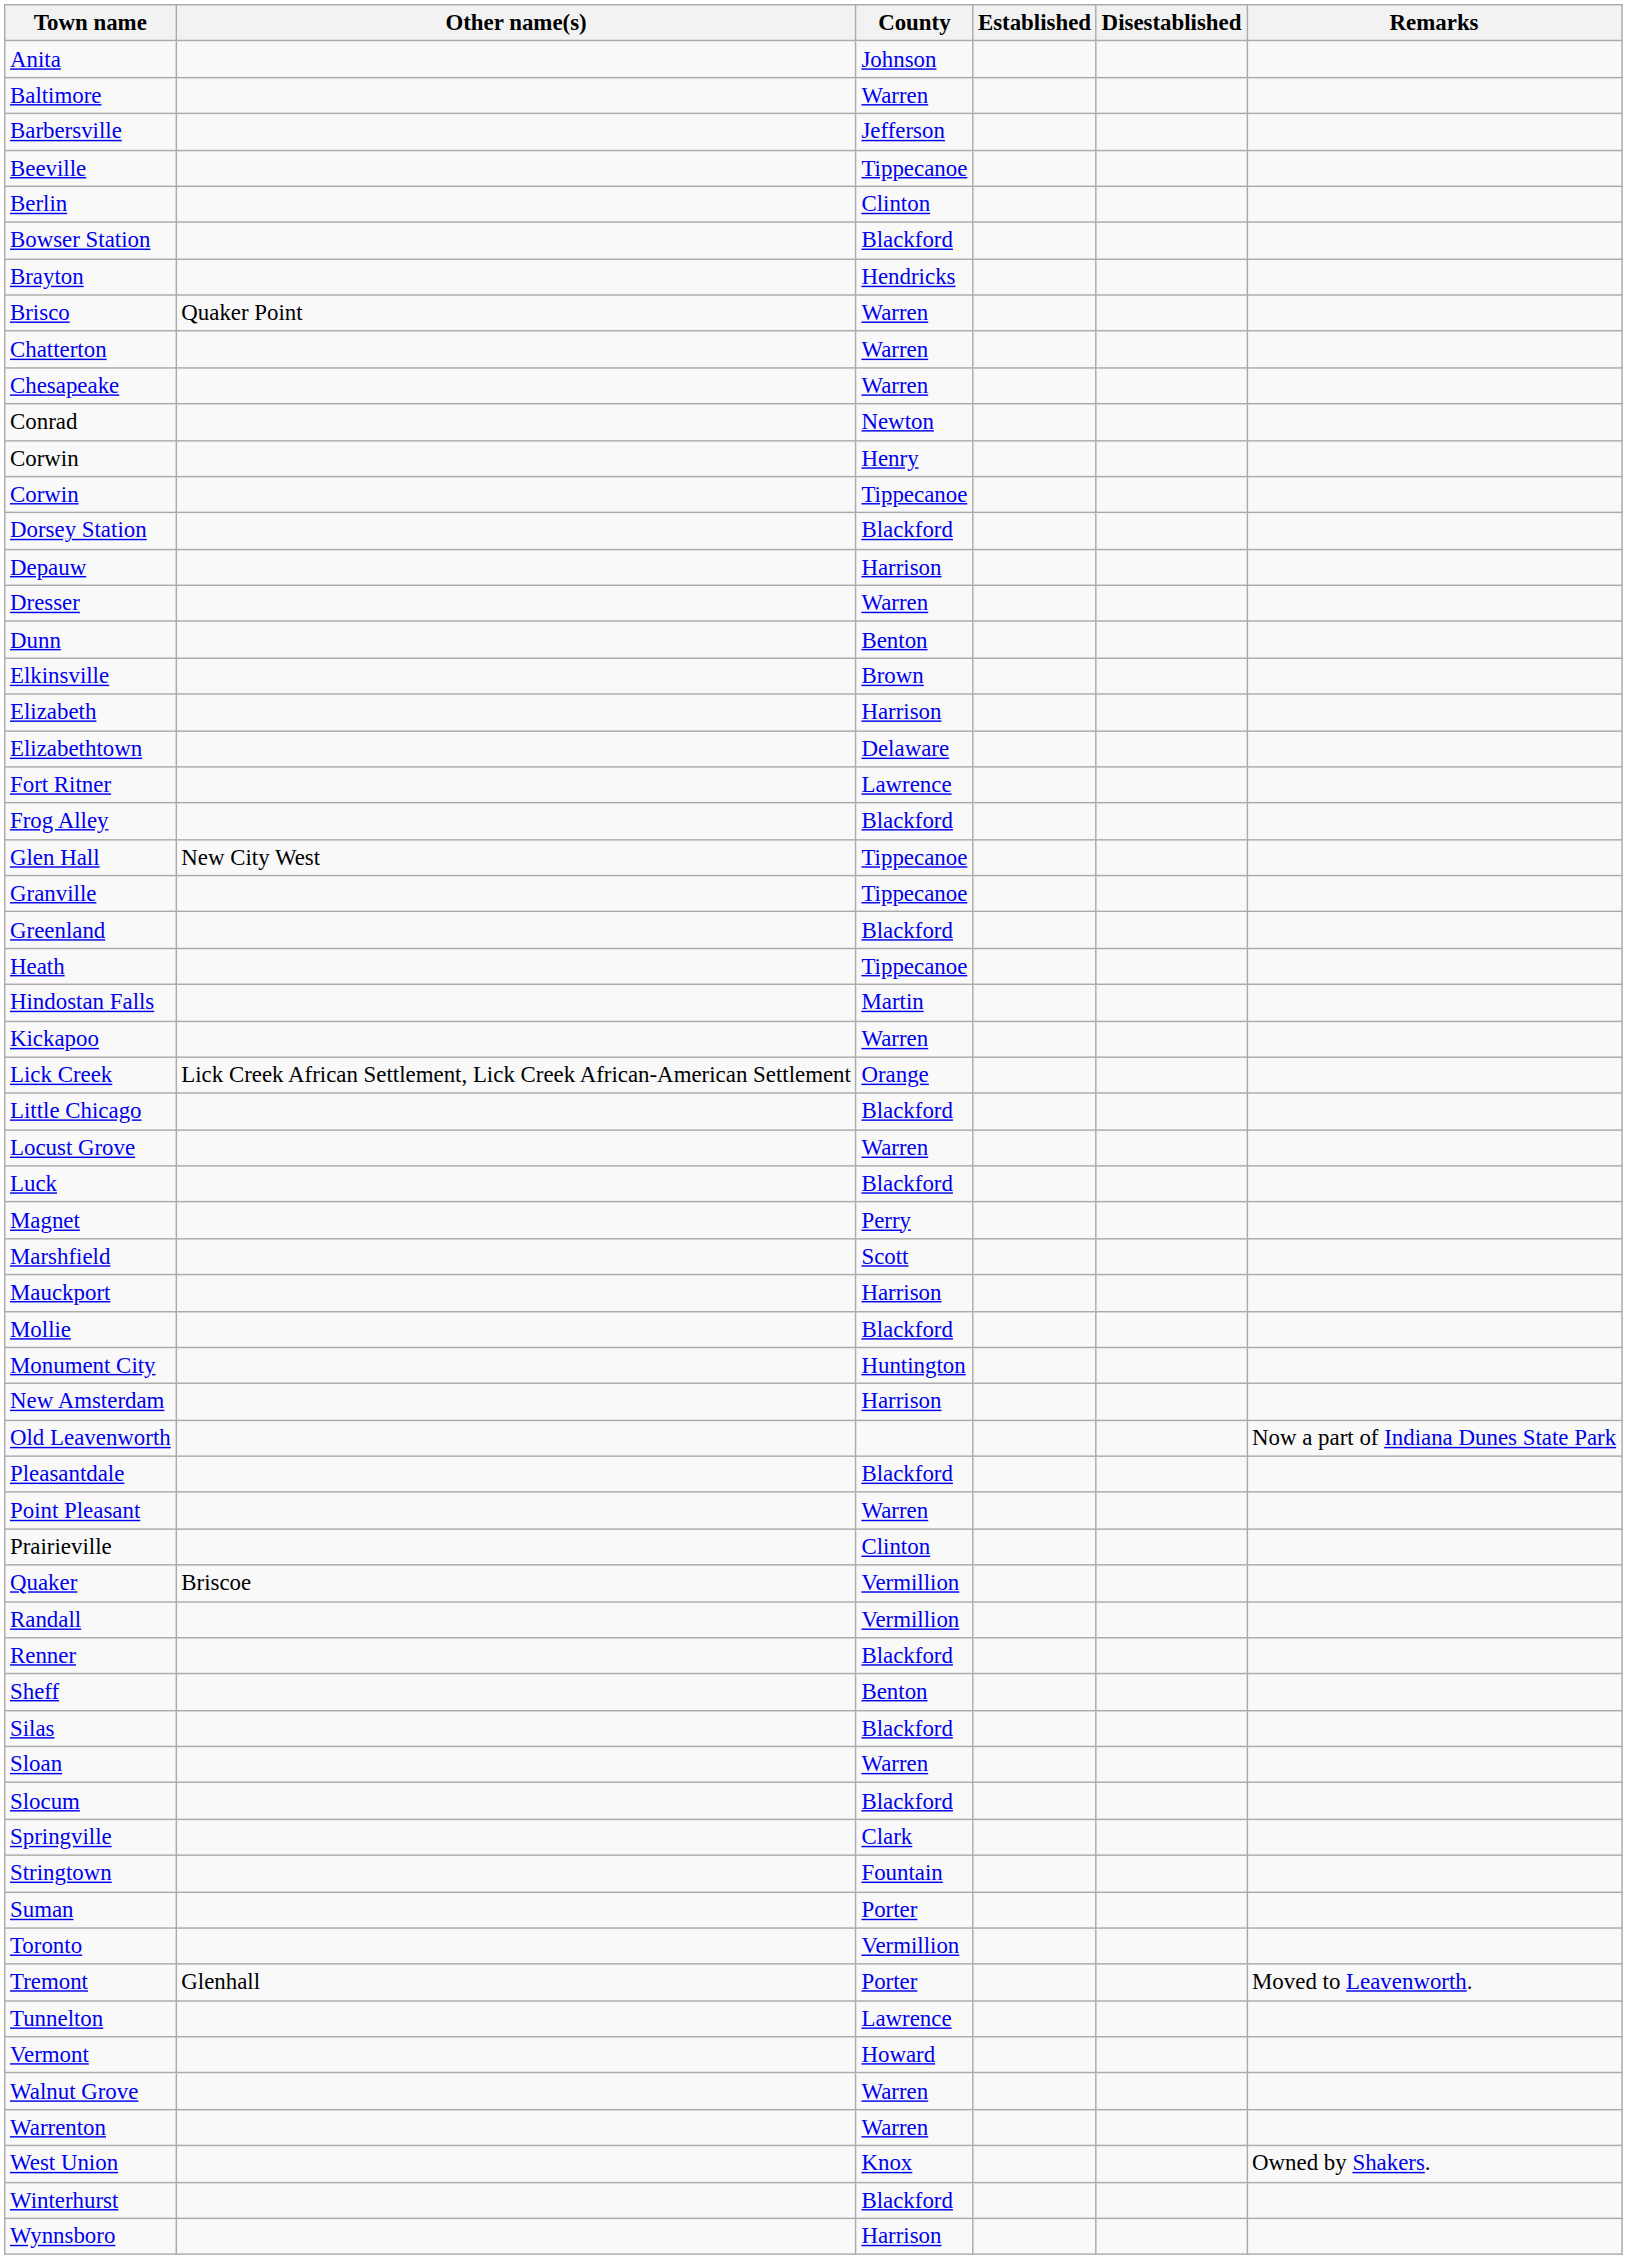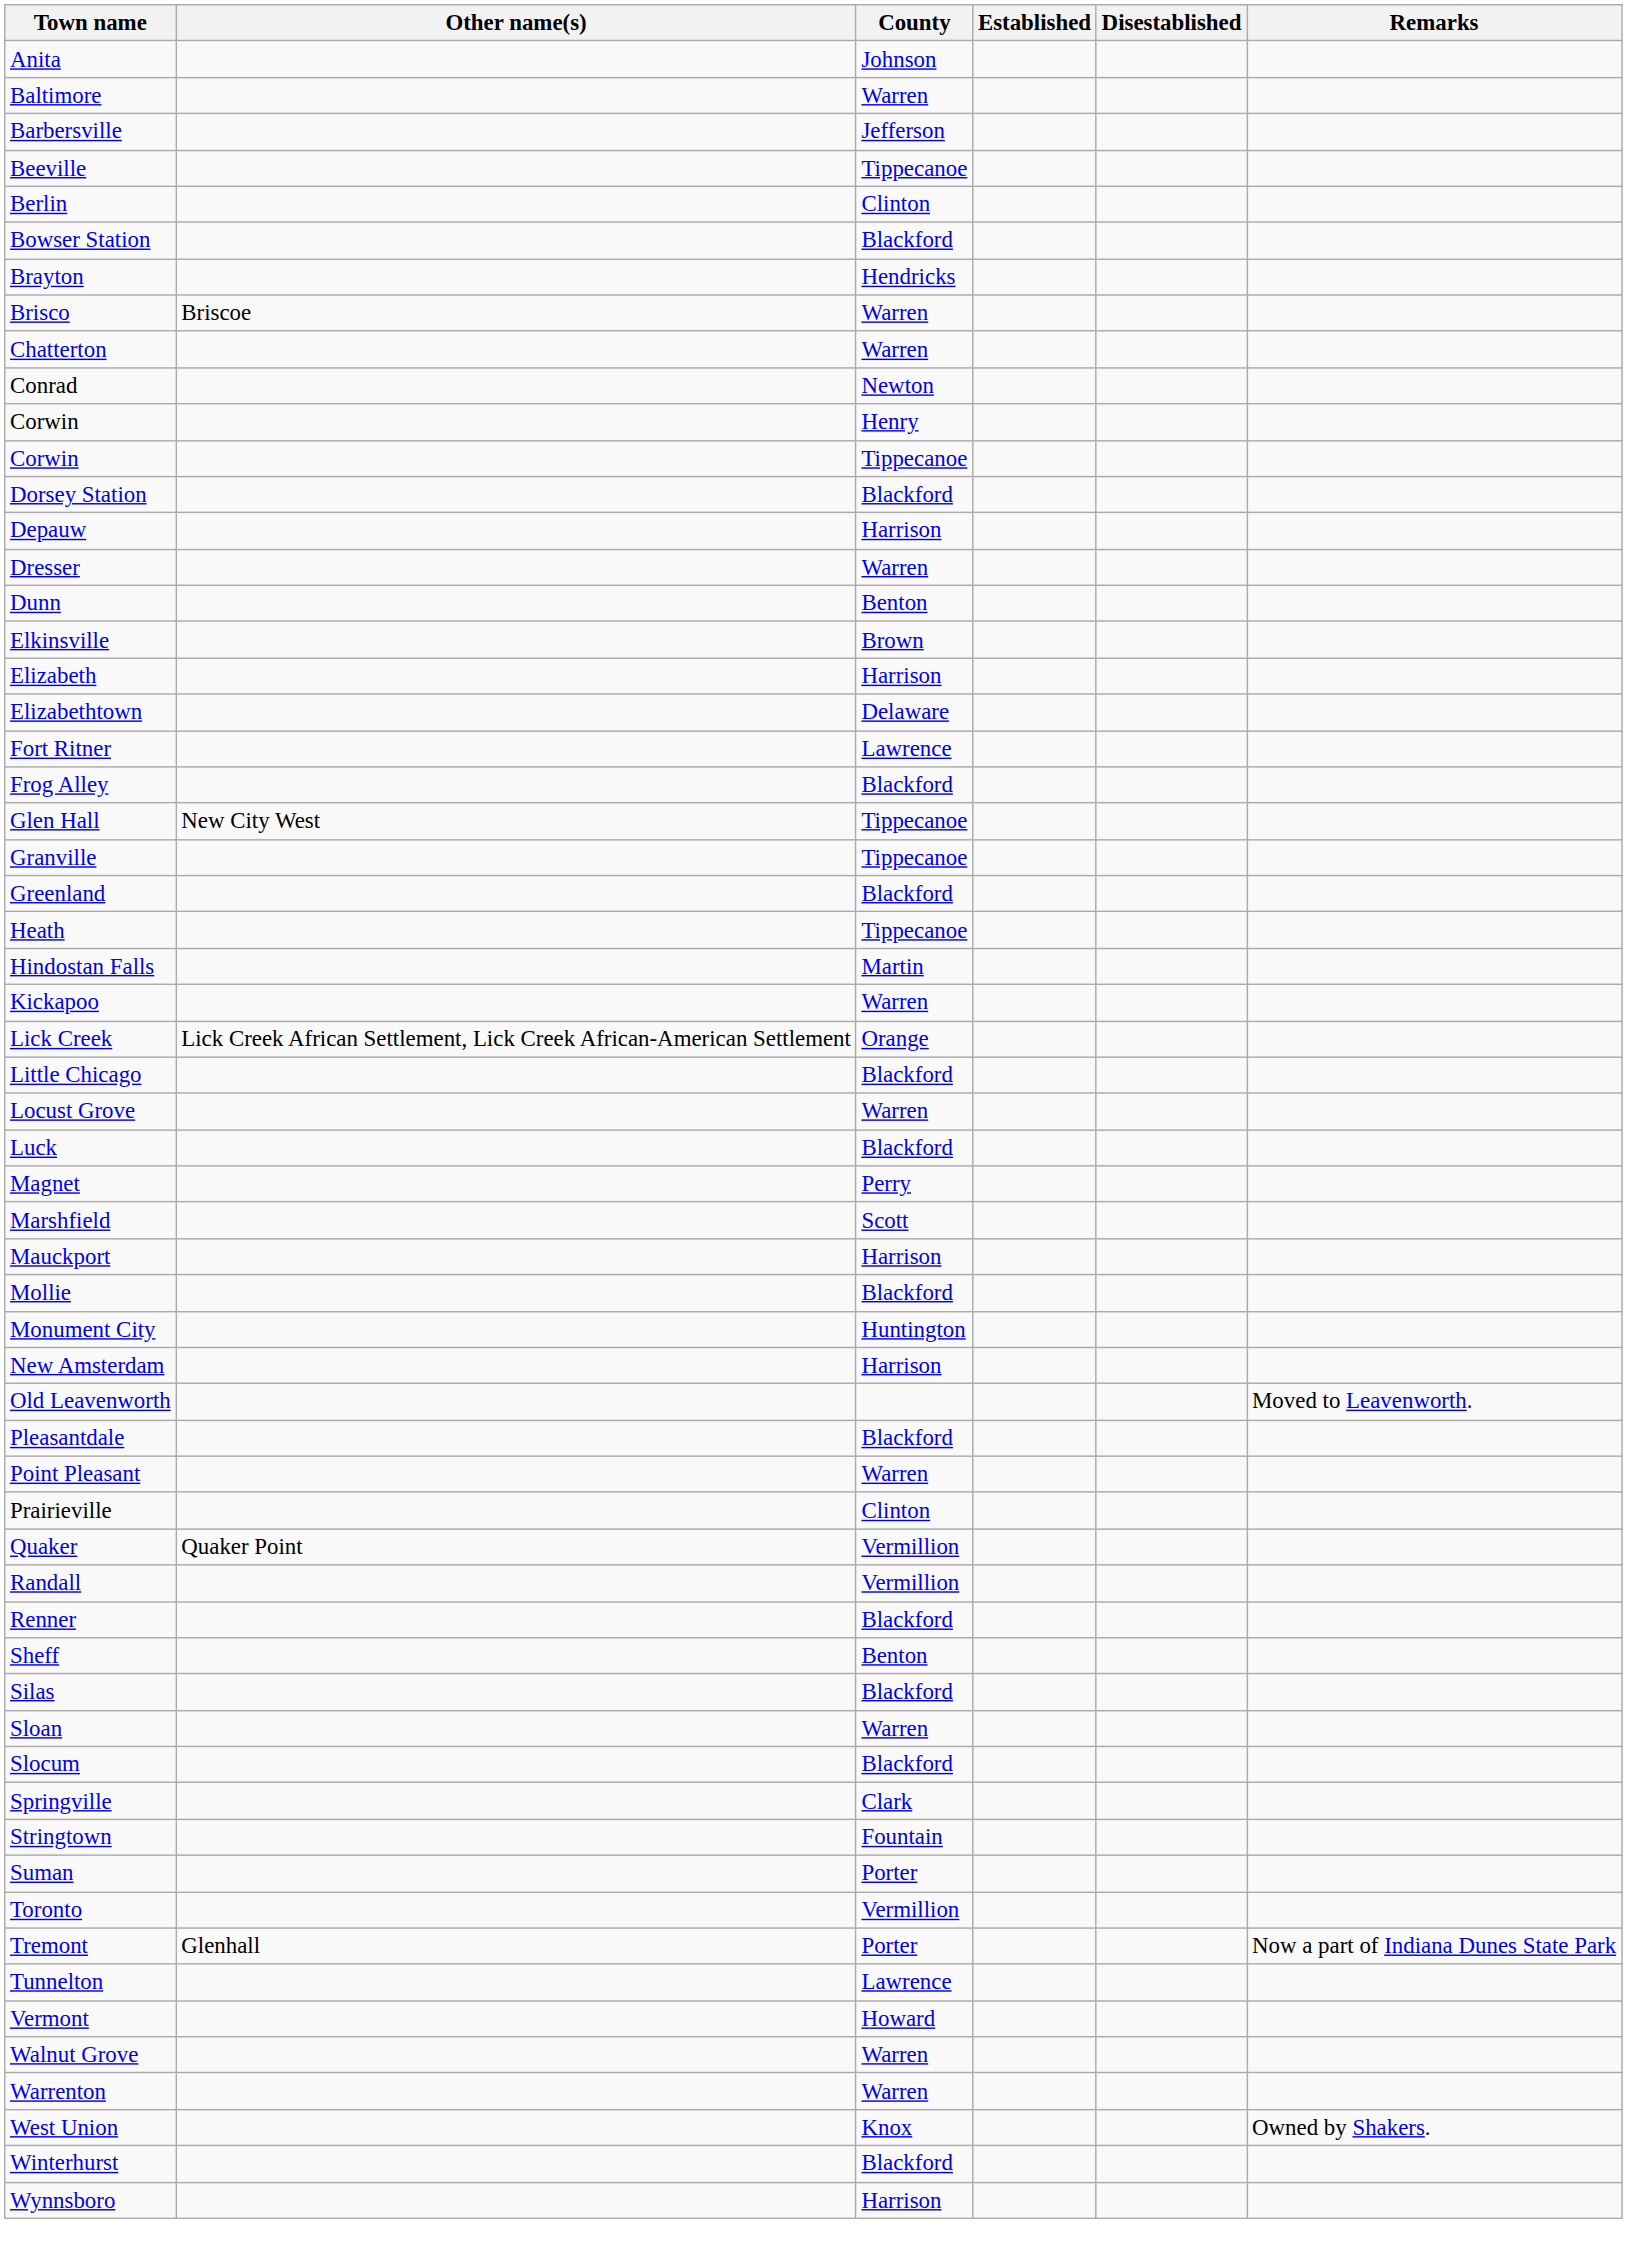(242, 312) Quaker Point -> (216, 312) Briscoe
- row: (65, 385)
(1434, 1437) Now a part of Indiana Dunes State Park -> (1362, 1401) Moved to Leavenworth.
(216, 1582) Briscoe -> (242, 1546) Quaker Point
(1362, 1982) Moved to Leavenworth. -> (1434, 1945) Now a part of Indiana Dunes State Park
